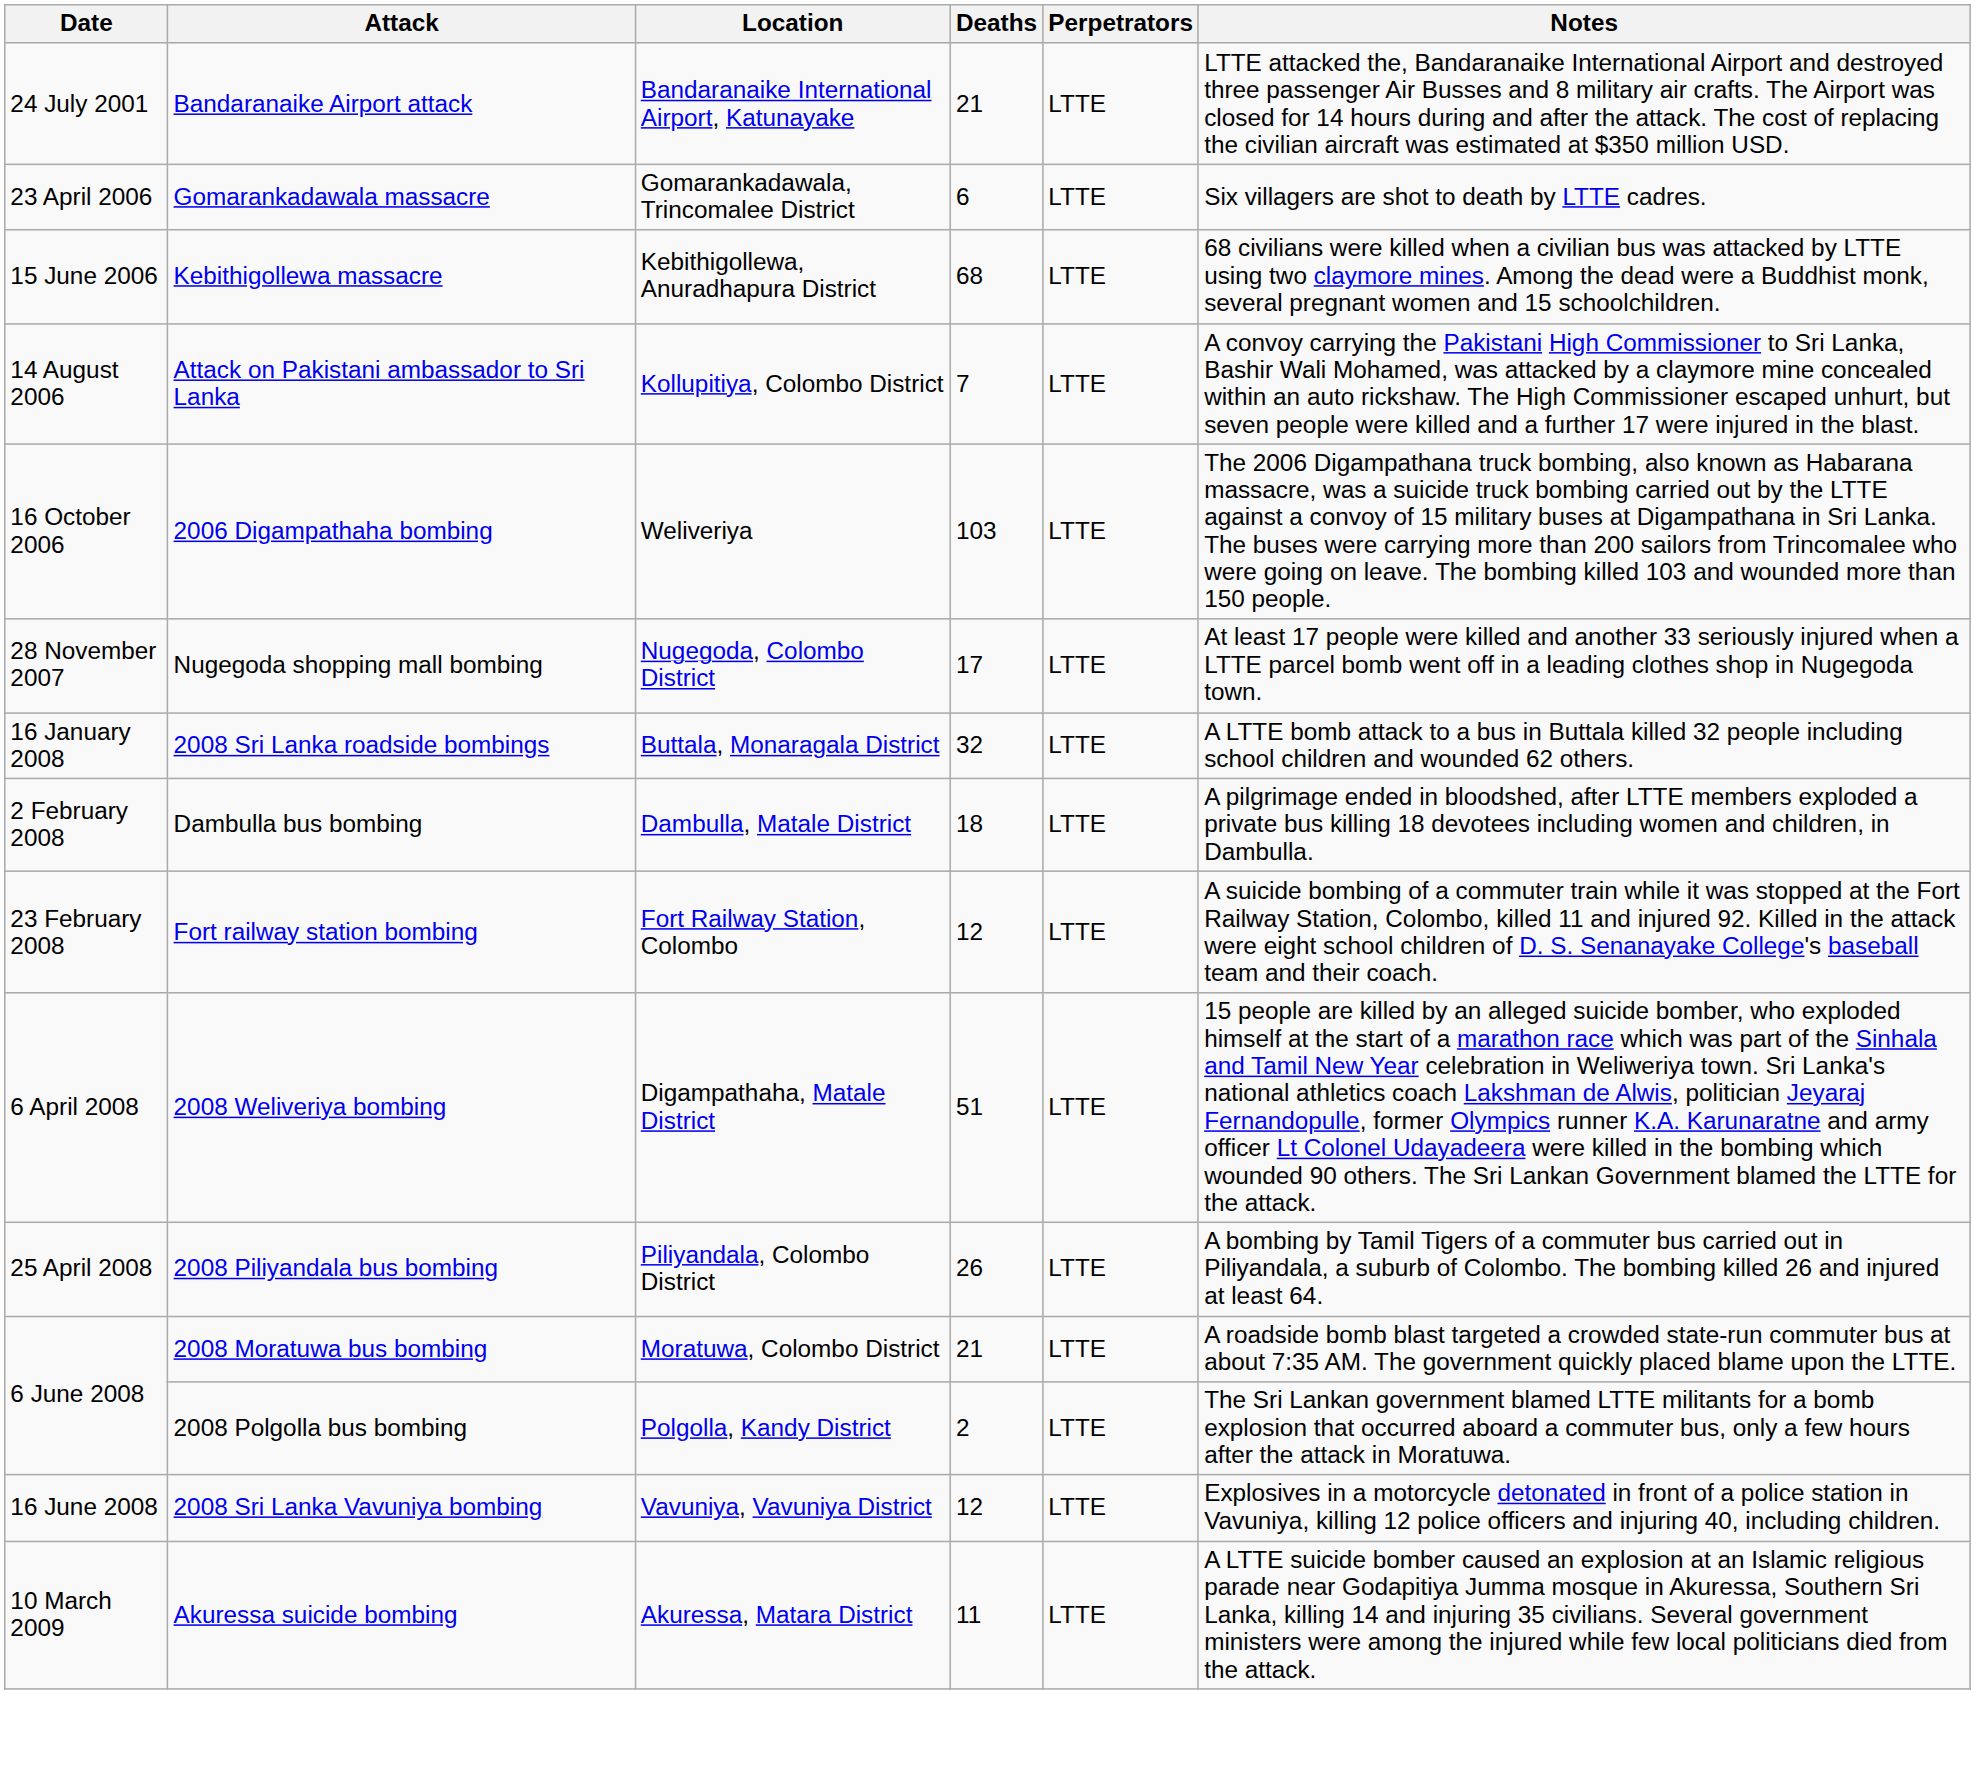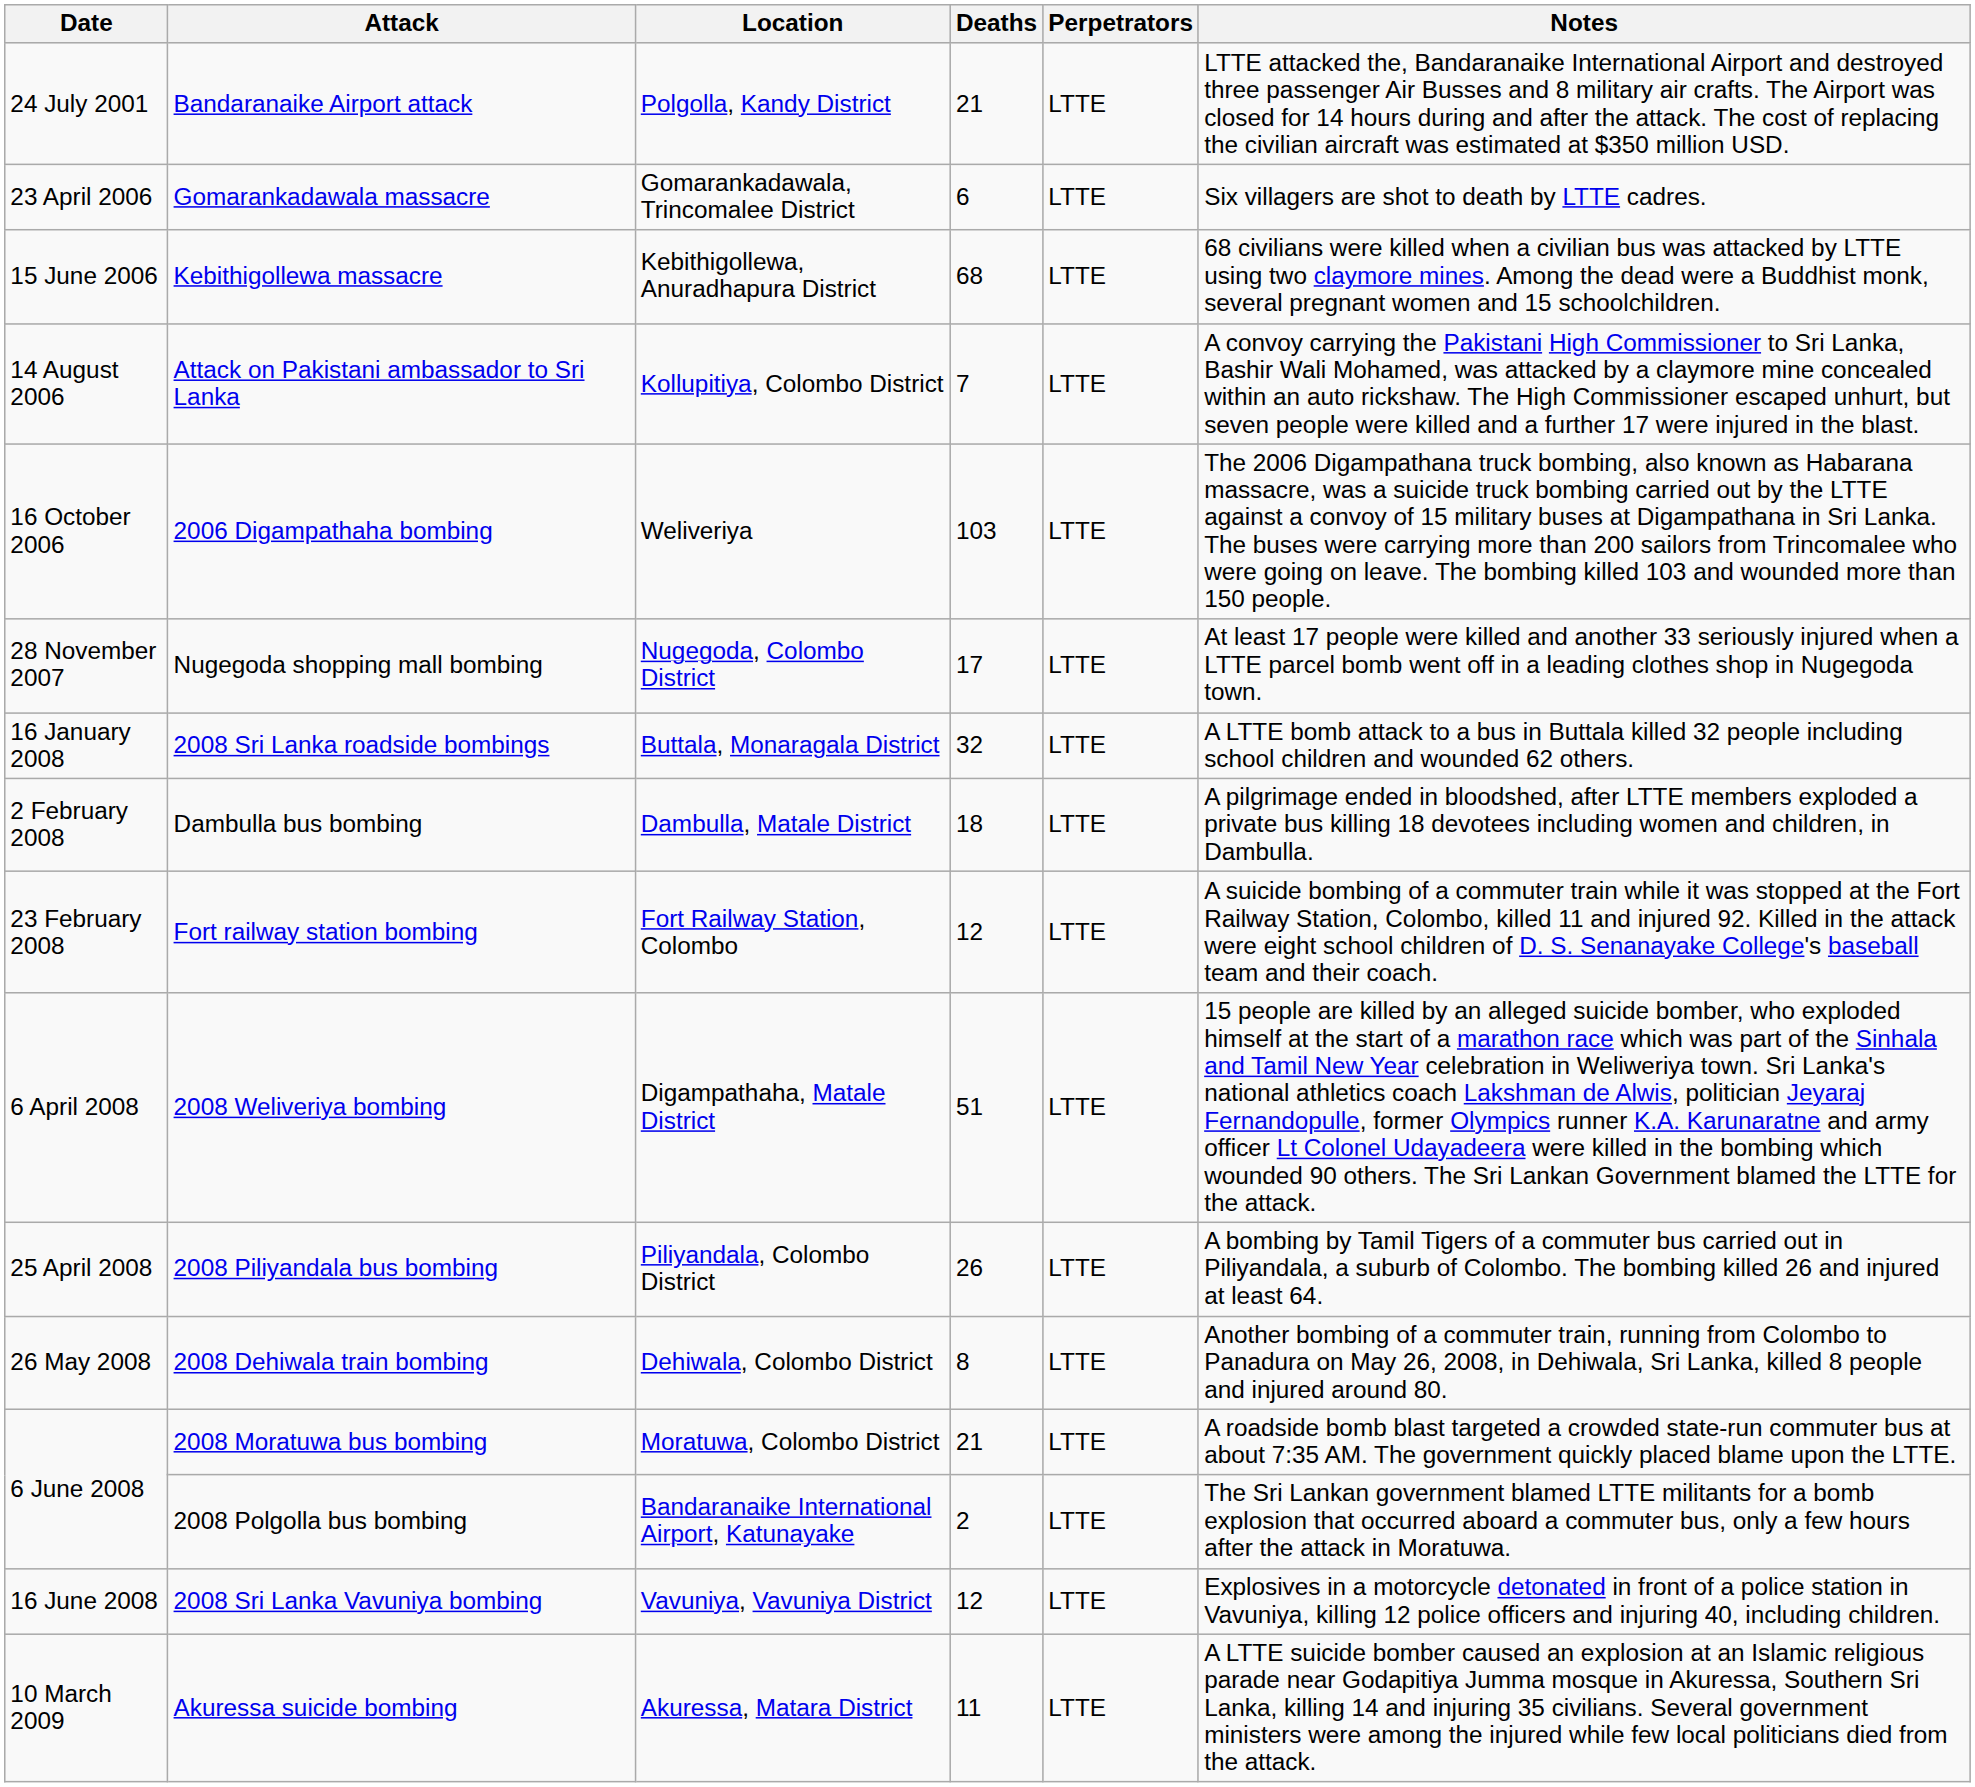(786, 103) Bandaranaike International Airport, Katunayake -> (766, 103) Polgolla, Kandy District
+ row: (331, 1362)
(766, 1428) Polgolla, Kandy District -> (786, 1521) Bandaranaike International Airport, Katunayake
